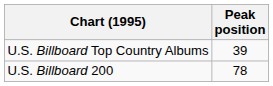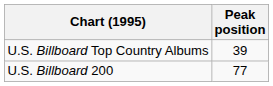(240, 71) 78 -> (240, 71) 77
